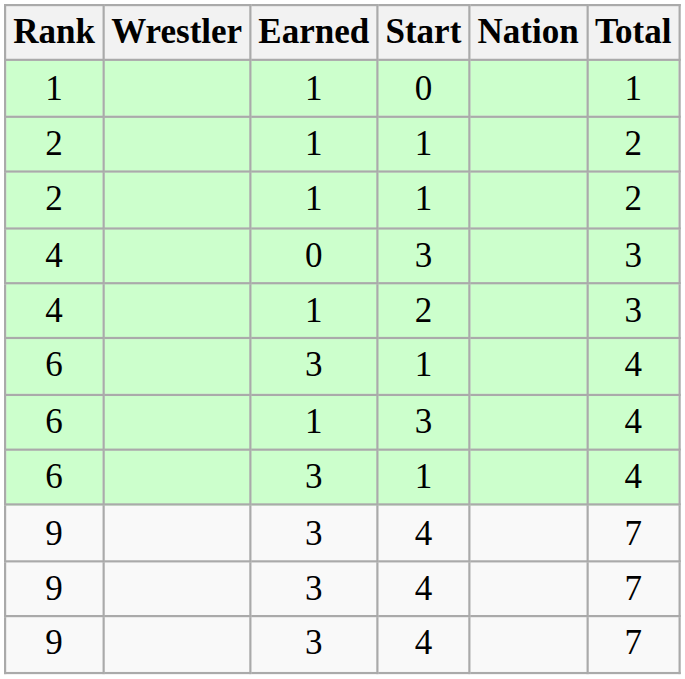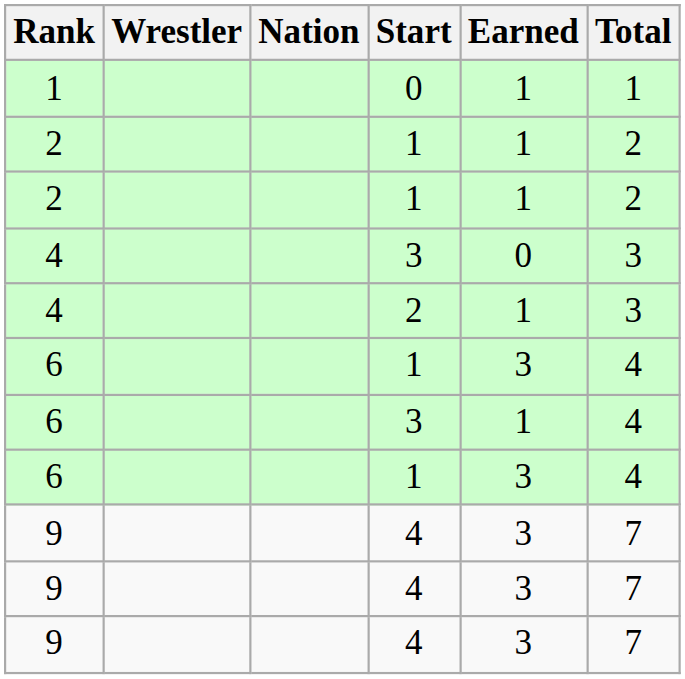columns swapped: (528, 32) <-> (314, 32)
